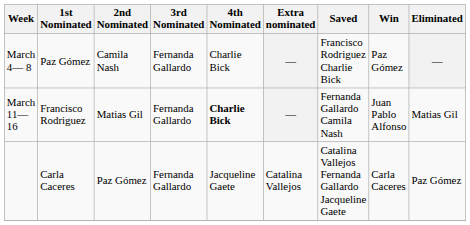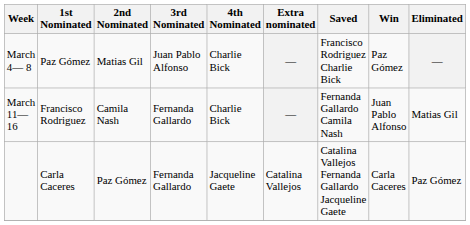(112, 60) Camila Nash -> (120, 60) Matias Gil
(173, 60) Fernanda Gallardo -> (177, 60) Juan Pablo Alfonso
(120, 114) Matias Gil -> (112, 114) Camila Nash
(227, 114) bold -> (225, 114) normal
